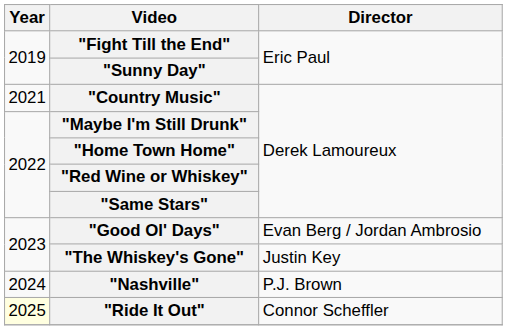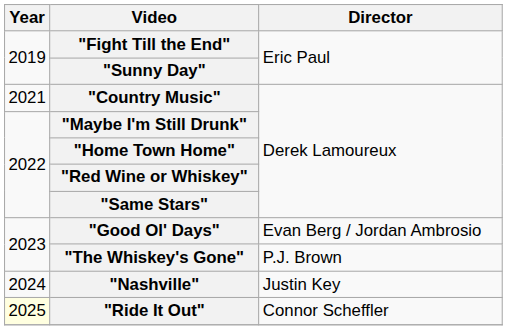(302, 257) Justin Key -> (302, 257) P.J. Brown
(302, 284) P.J. Brown -> (302, 284) Justin Key
